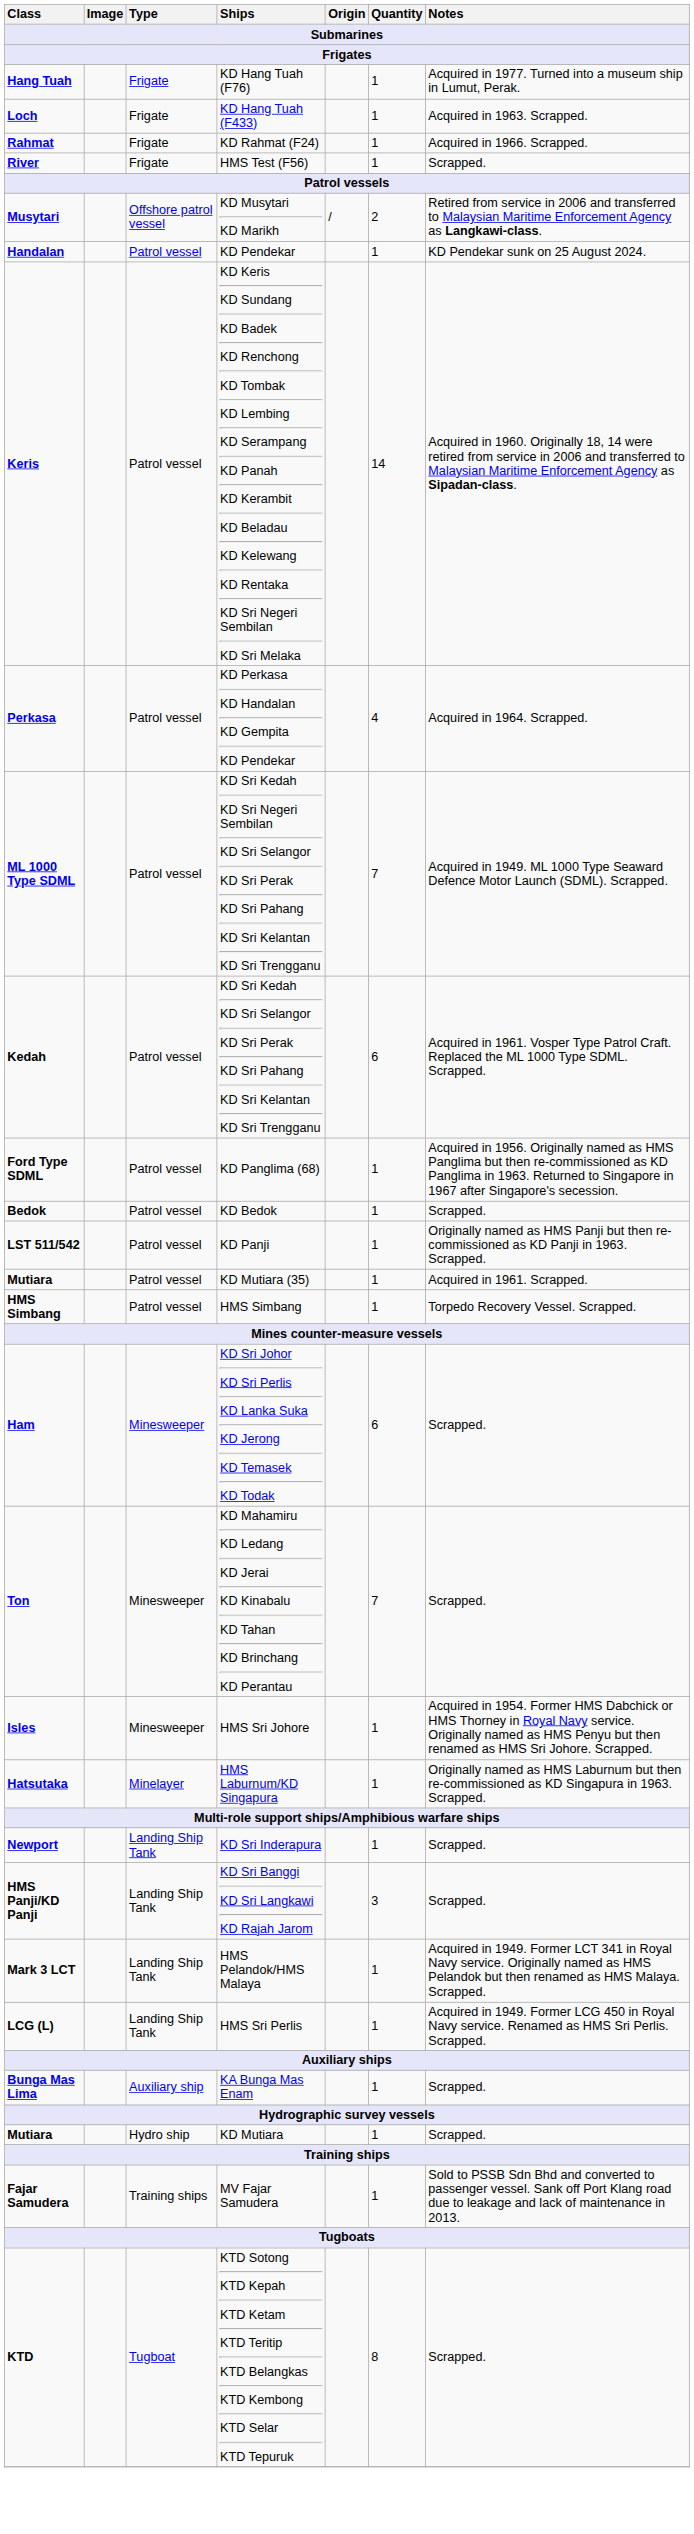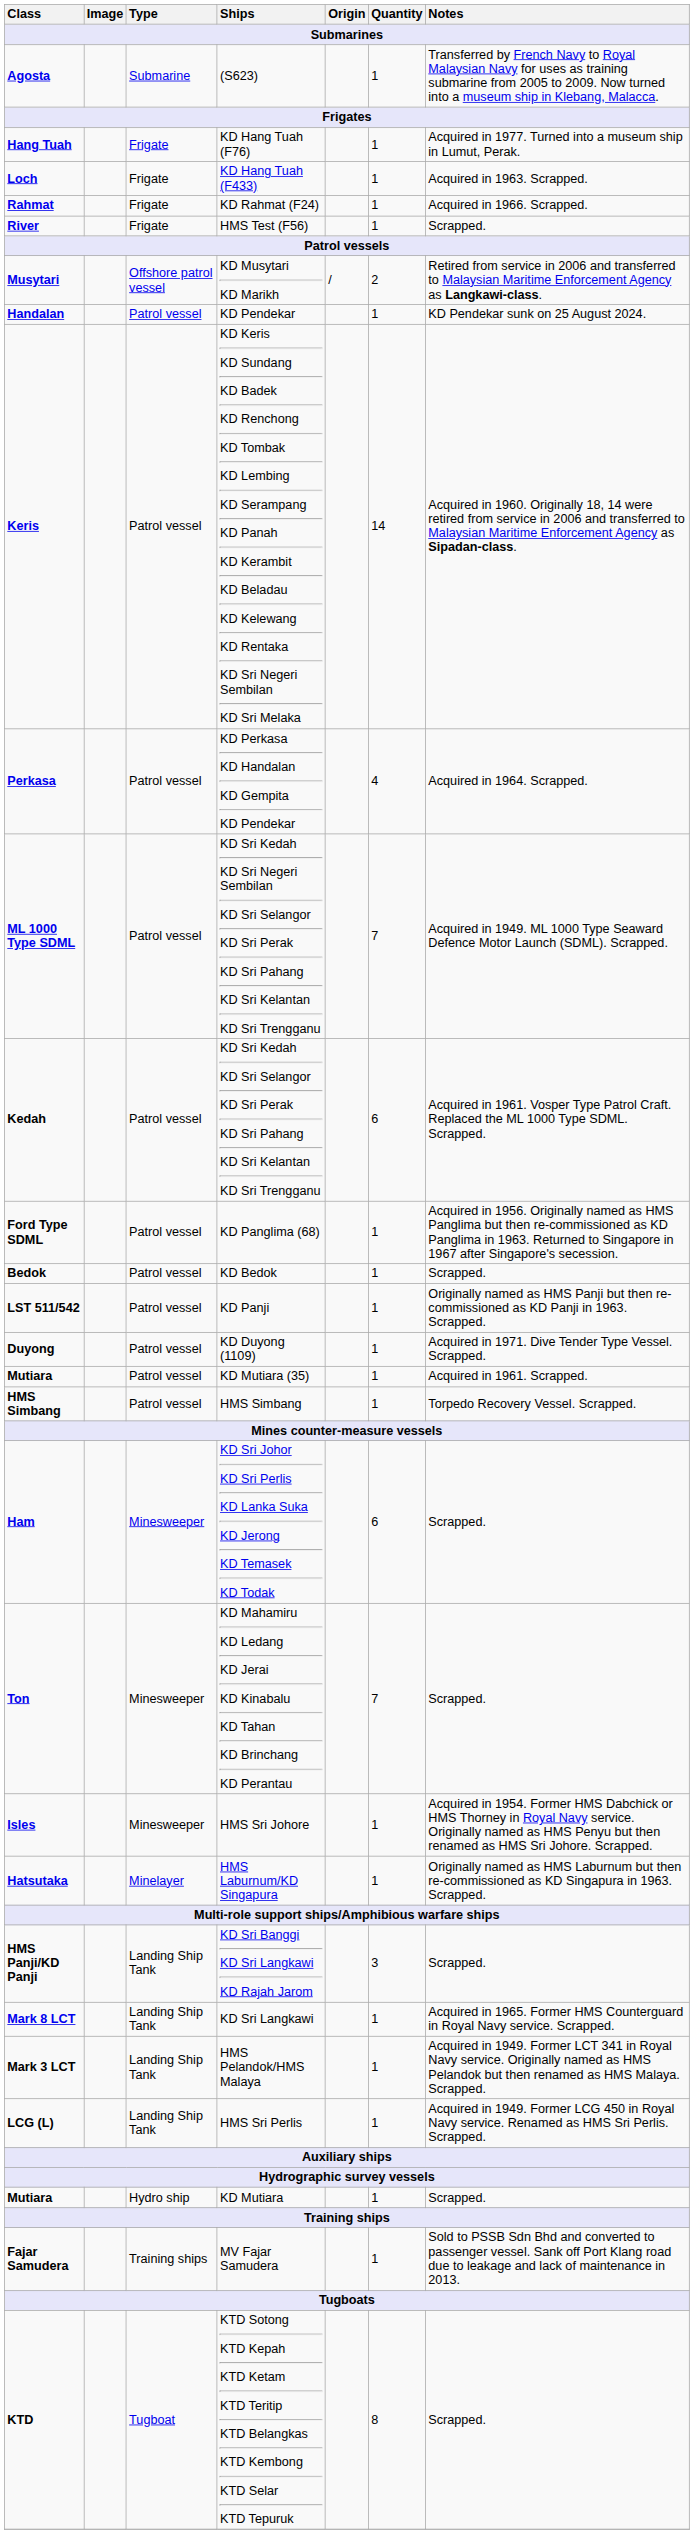+ row: (239, 75)
+ row: (252, 1349)
- row: (271, 1845)
+ row: (267, 2019)
- row: (262, 2087)
